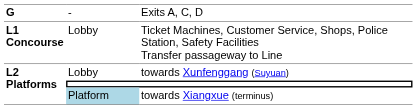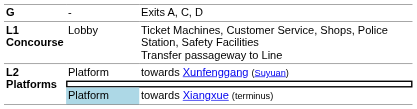(83, 72) Lobby -> (88, 72) Platform
